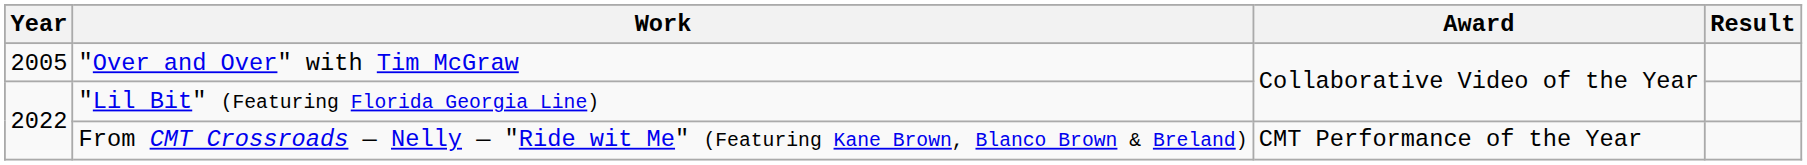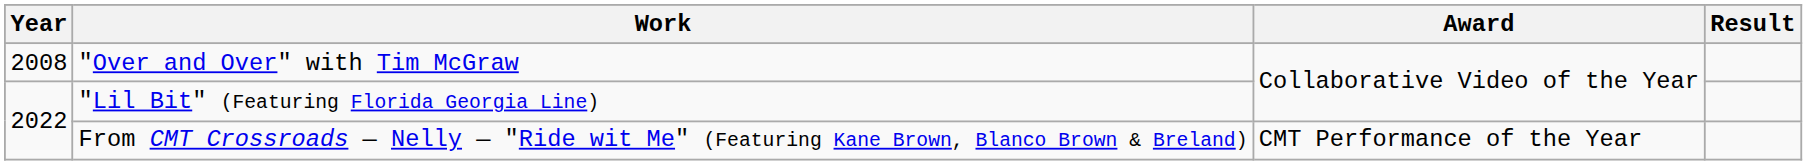(39, 63) 2005 -> (39, 63) 2008
